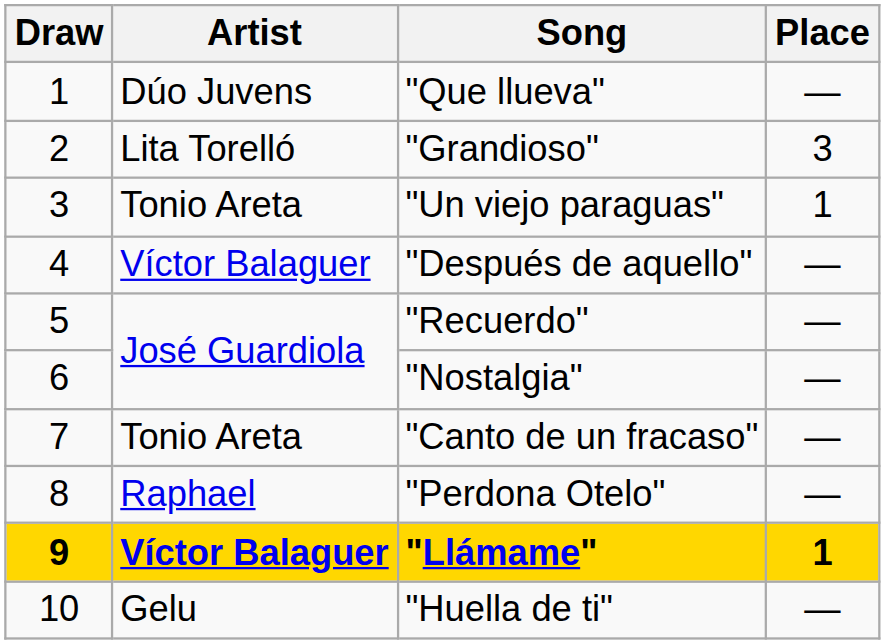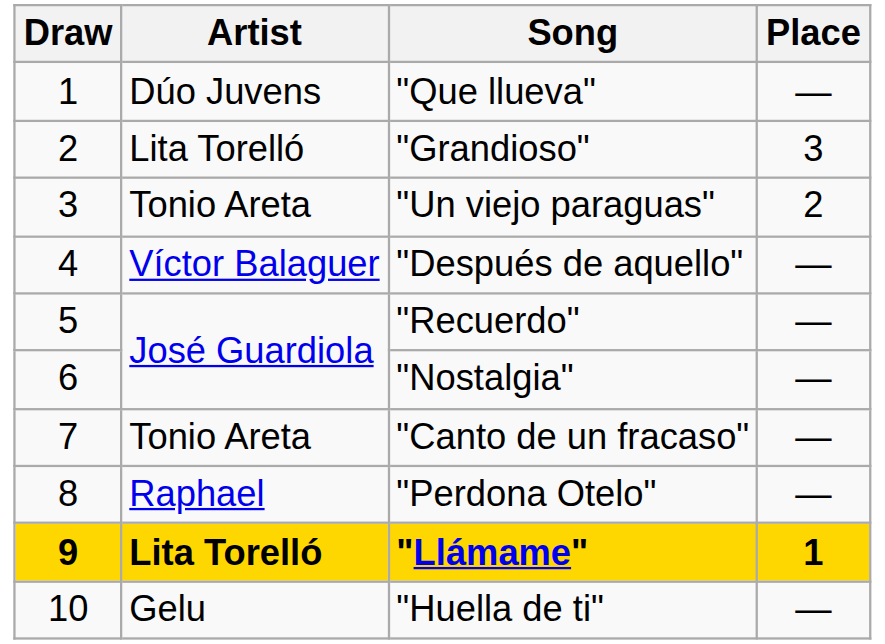(823, 206) 1 -> (813, 206) 2
(254, 551) Víctor Balaguer -> (226, 551) Lita Torelló
